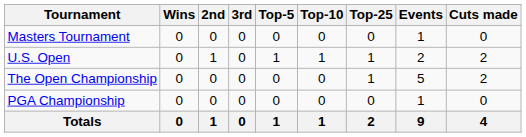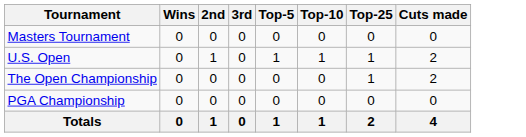- column: (421, 15)
